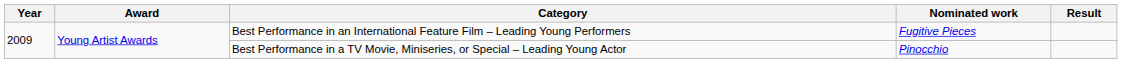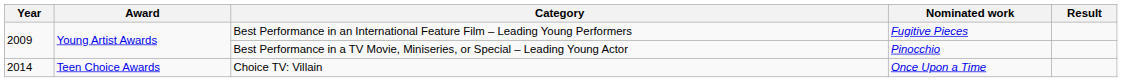+ row: (278, 67)
